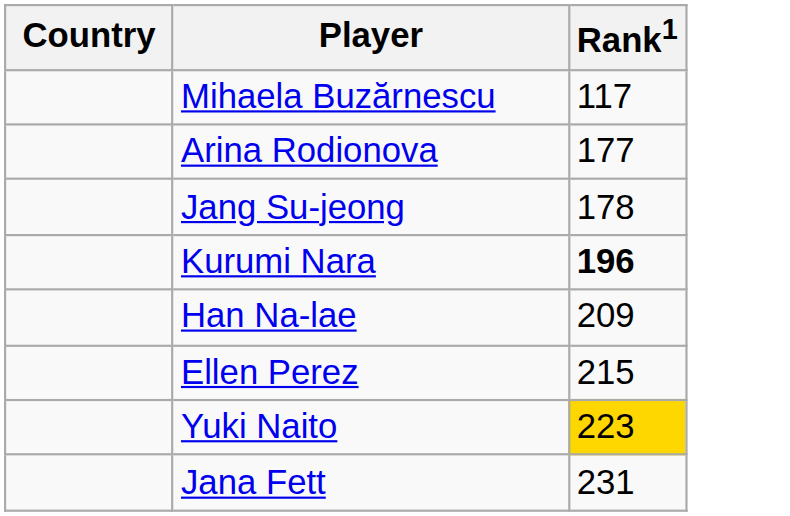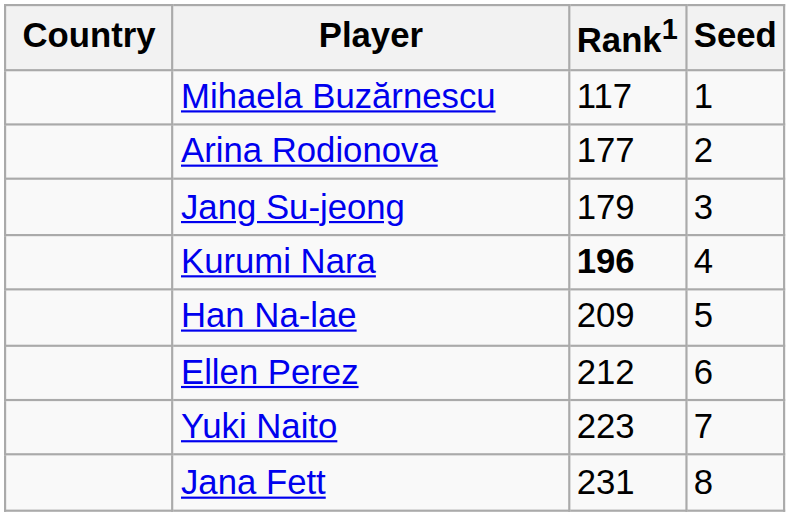+ column: (735, 36)
(606, 206) 178 -> (606, 206) 179
(606, 371) 215 -> (606, 371) 212
(606, 426) gold background -> (606, 426) no background
